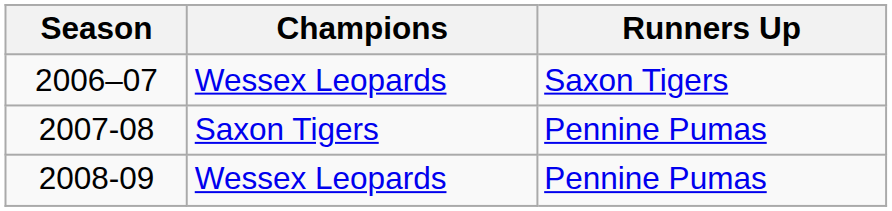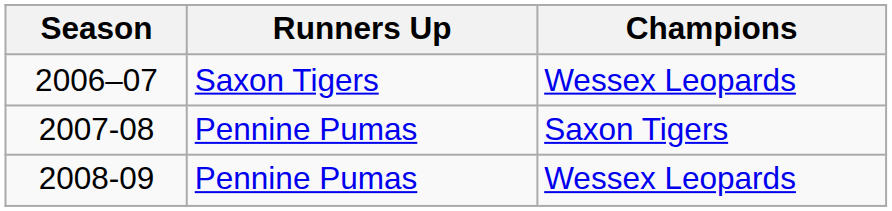columns swapped: (362, 29) <-> (712, 29)
